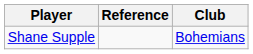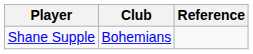columns swapped: (210, 15) <-> (135, 15)
